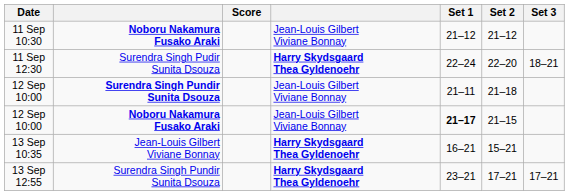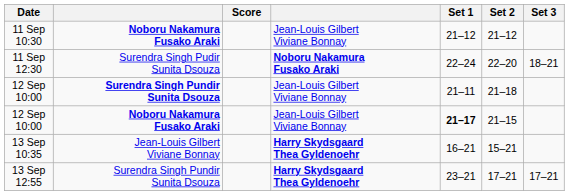(318, 64) Harry Skydsgaard Thea Gyldenoehr -> (319, 64) Noboru Nakamura Fusako Araki
